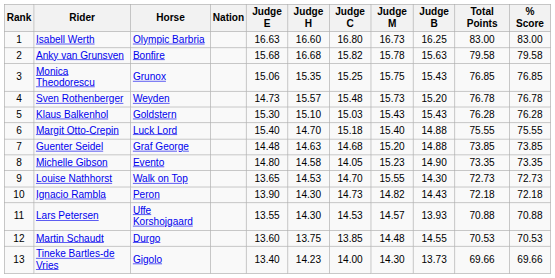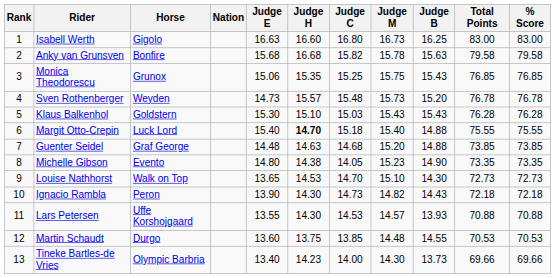(169, 39) Olympic Barbria -> (147, 39) Gigolo
(308, 131) normal -> (308, 131) bold
(308, 163) 14.58 -> (308, 163) 14.38
(392, 179) 15.55 -> (392, 179) 15.10
(147, 260) Gigolo -> (169, 260) Olympic Barbria
